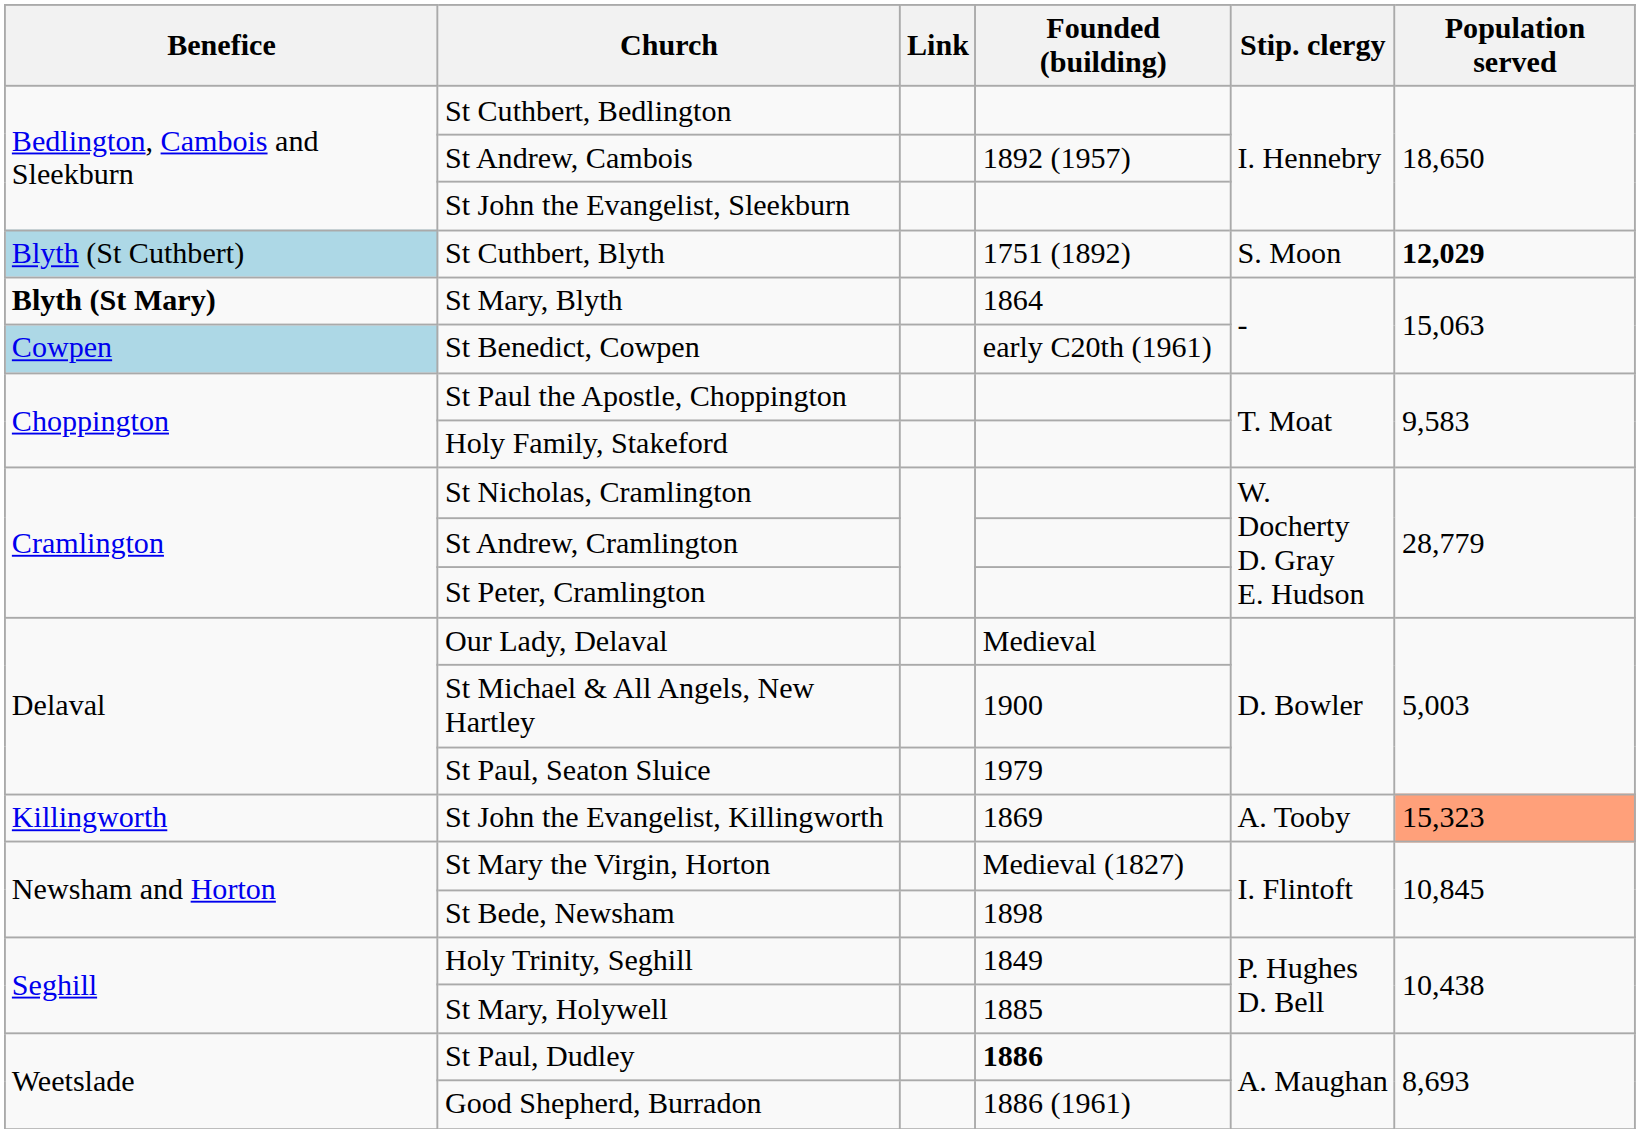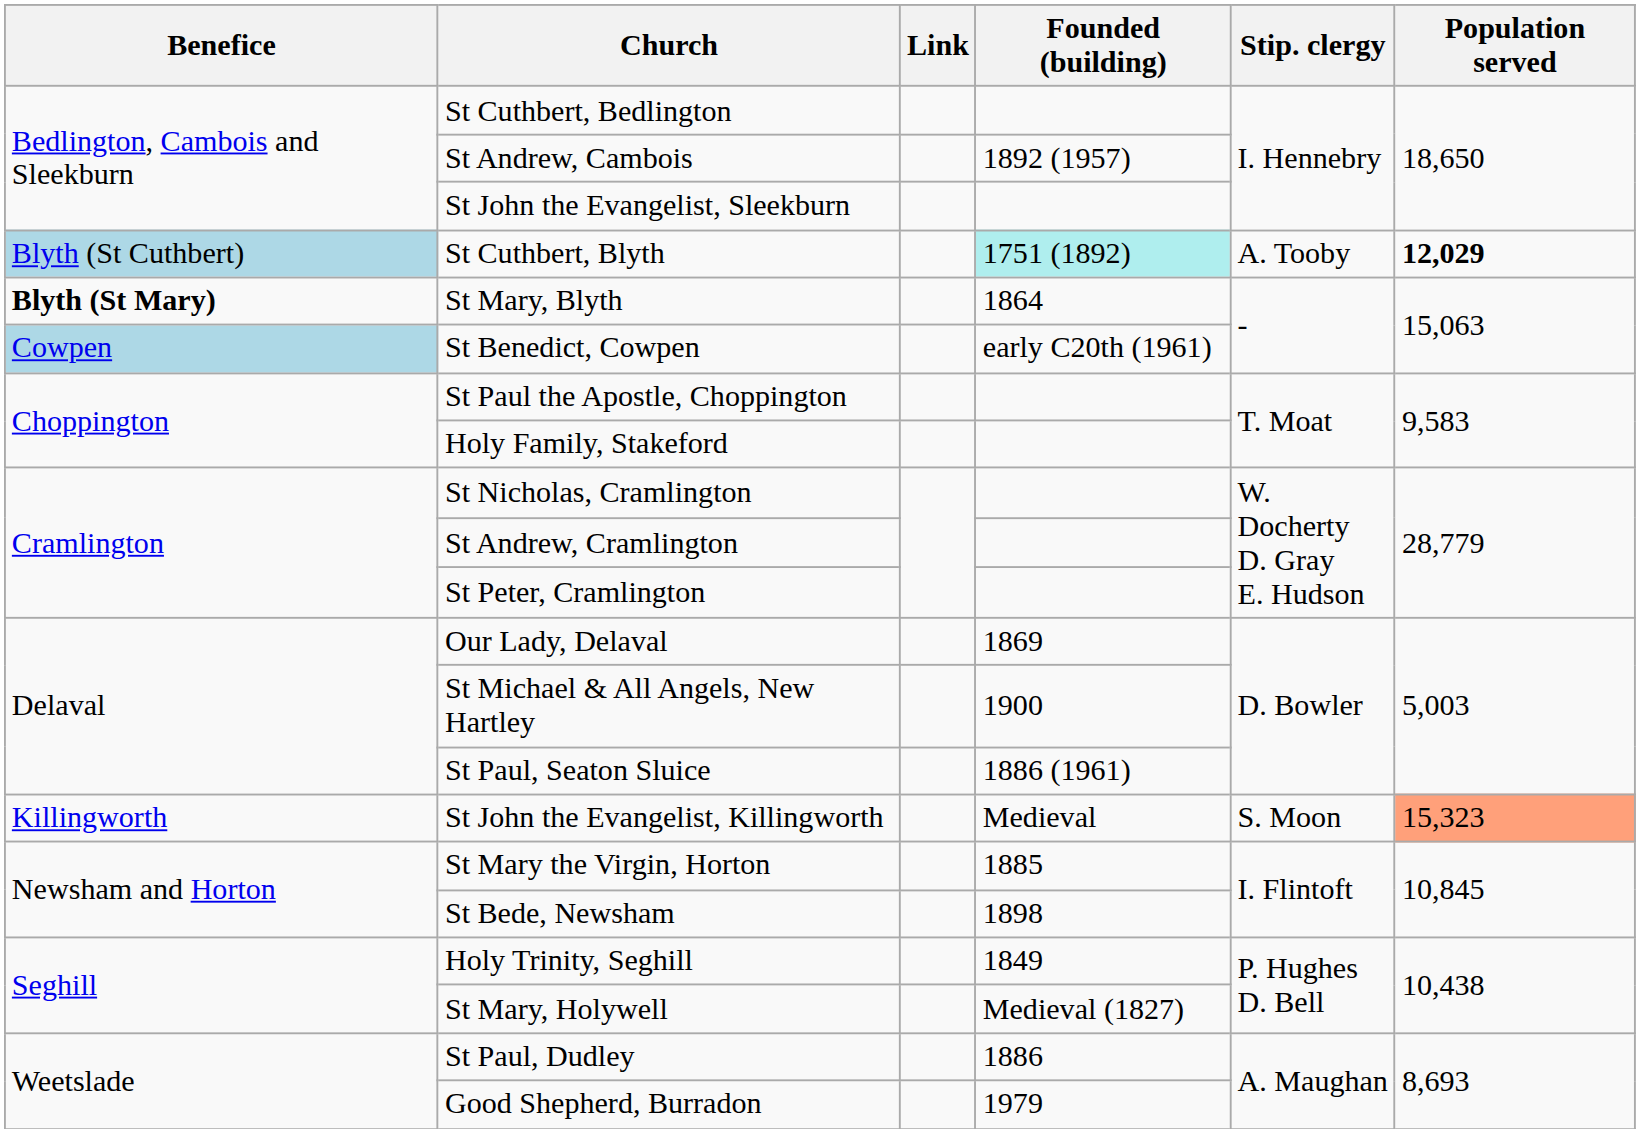(1057, 253) no background -> (1057, 253) paleturquoise background
(1289, 253) S. Moon -> (1294, 253) A. Tooby
(1040, 640) Medieval -> (1013, 640) 1869
(1013, 770) 1979 -> (1057, 770) 1886 (1961)
(1013, 817) 1869 -> (1040, 817) Medieval
(1294, 817) A. Tooby -> (1289, 817) S. Moon
(1083, 865) Medieval (1827) -> (1013, 865) 1885
(1013, 1008) 1885 -> (1083, 1008) Medieval (1827)
(1013, 1056) bold -> (1013, 1056) normal
(1057, 1103) 1886 (1961) -> (1013, 1103) 1979
